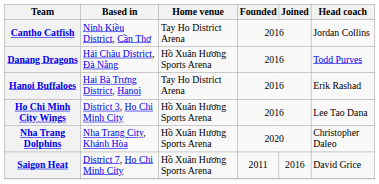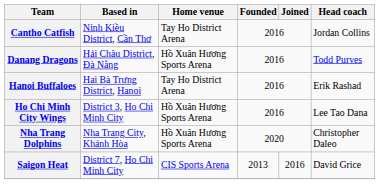(193, 165) Hồ Xuân Hương Sports Arena -> (195, 165) CIS Sports Arena
(258, 165) 2011 -> (258, 165) 2013
